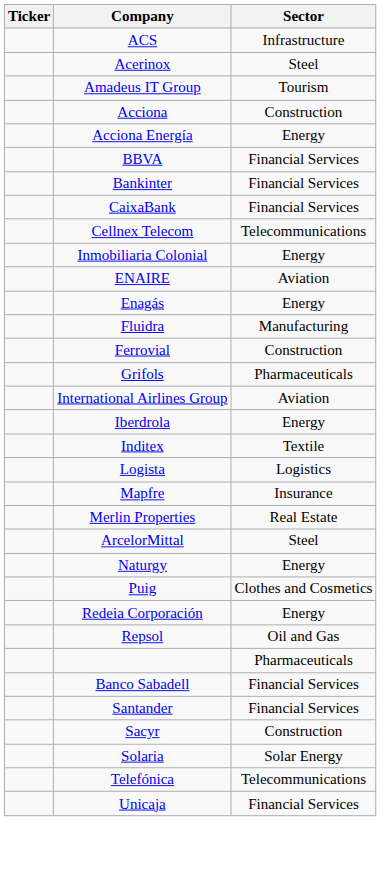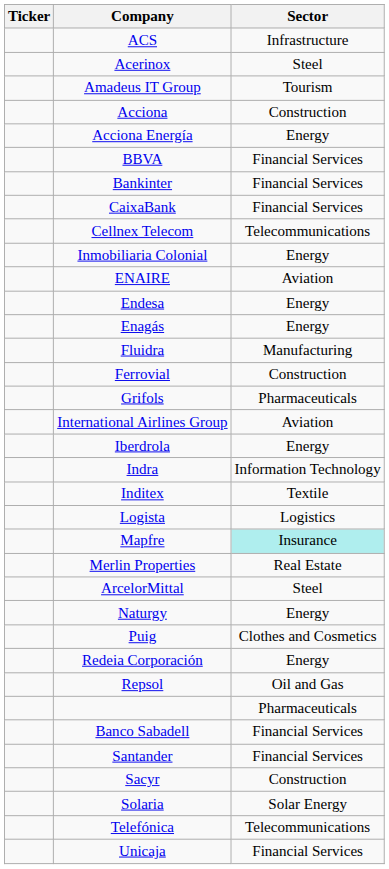+ row: (142, 302)
+ row: (142, 469)
(303, 493) no background -> (308, 541) paleturquoise background
